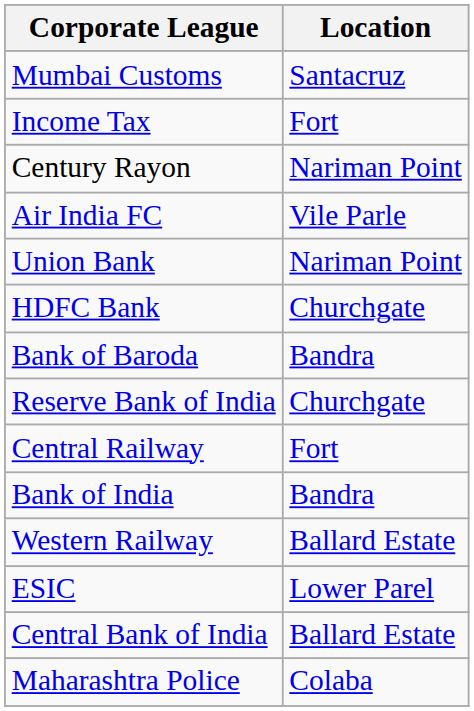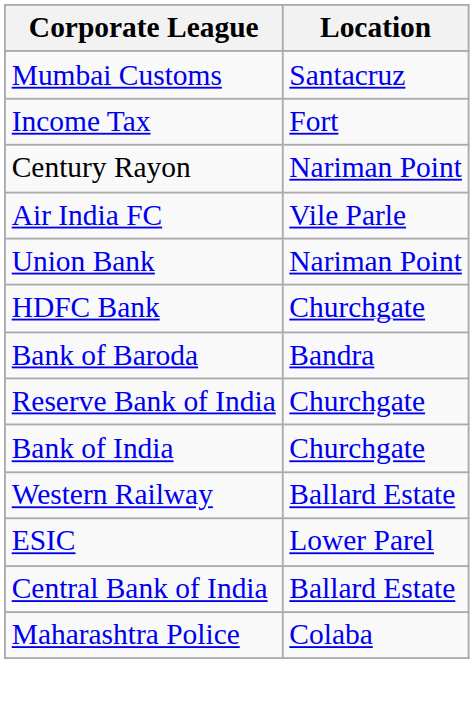- row: (108, 448)
(332, 494) Bandra -> (357, 448) Churchgate
